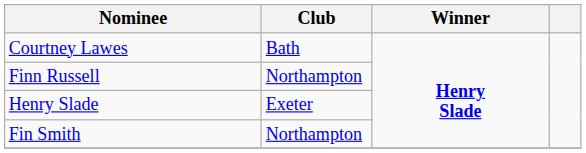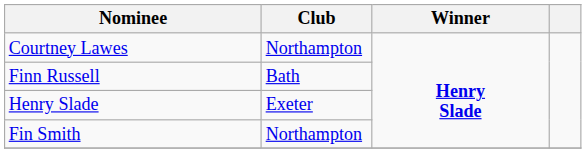(283, 47) Bath -> (314, 47) Northampton
(314, 76) Northampton -> (283, 76) Bath
